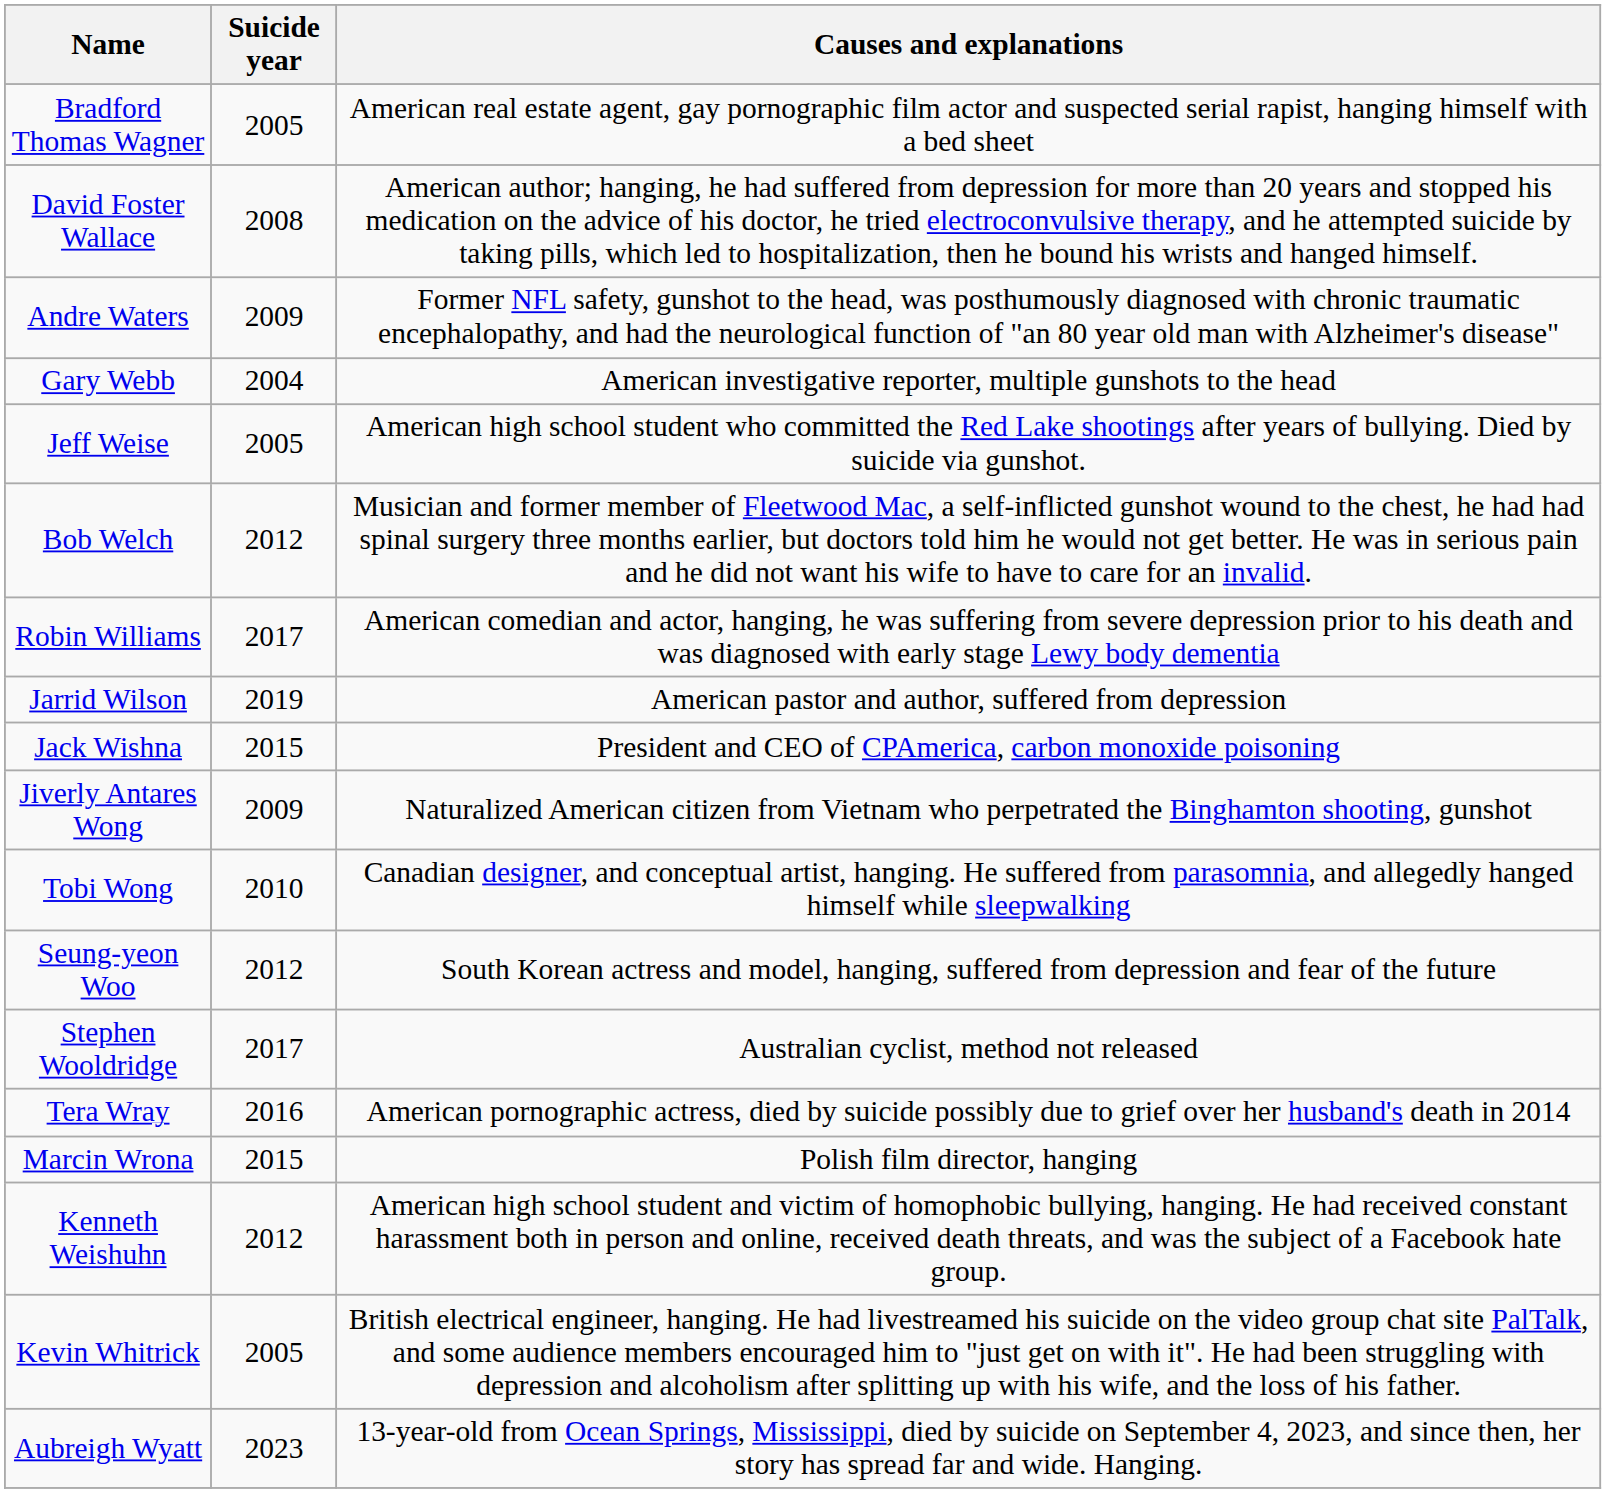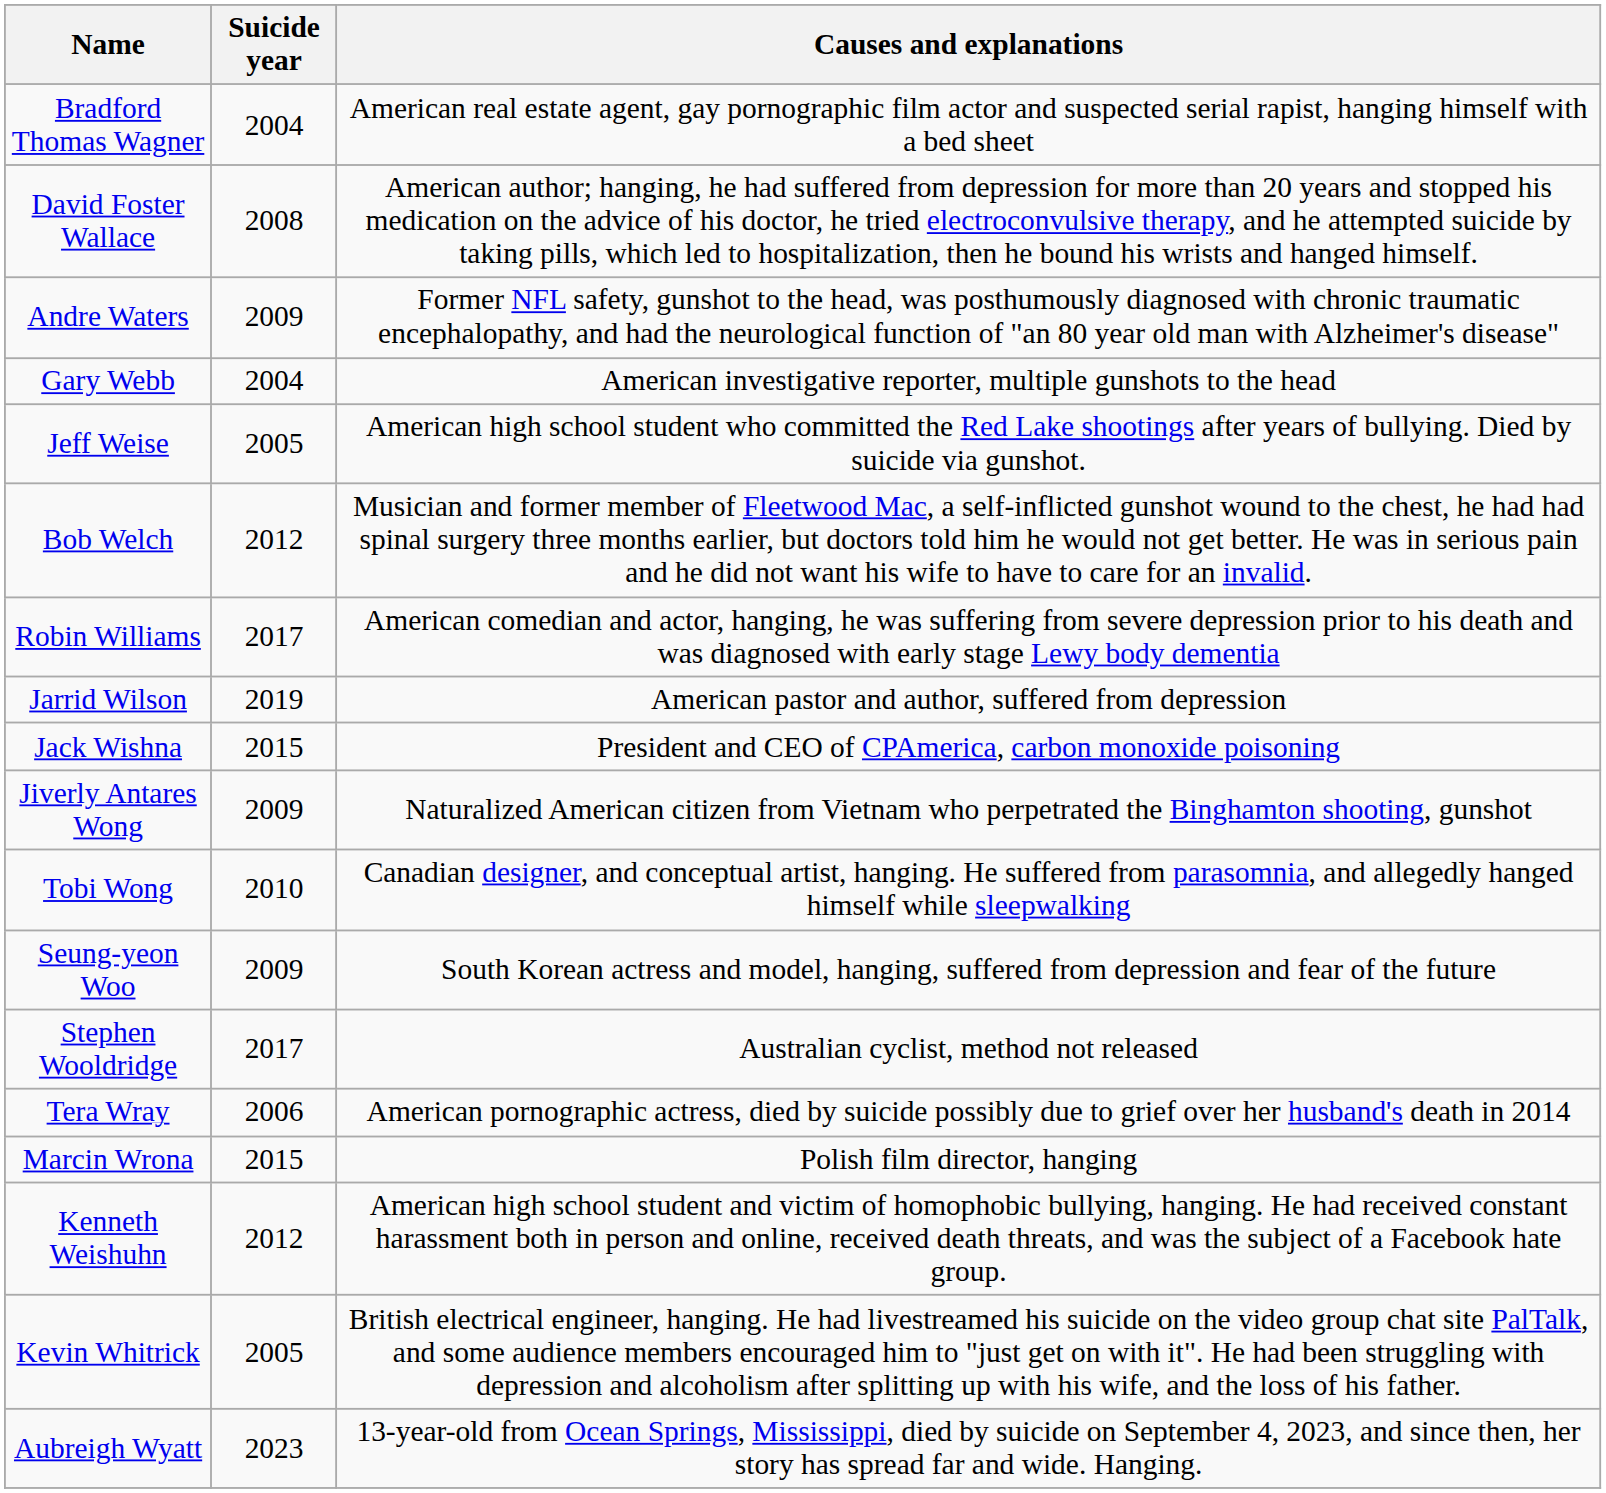(274, 124) 2005 -> (274, 124) 2004
(274, 969) 2012 -> (274, 969) 2009
(274, 1112) 2016 -> (274, 1112) 2006
